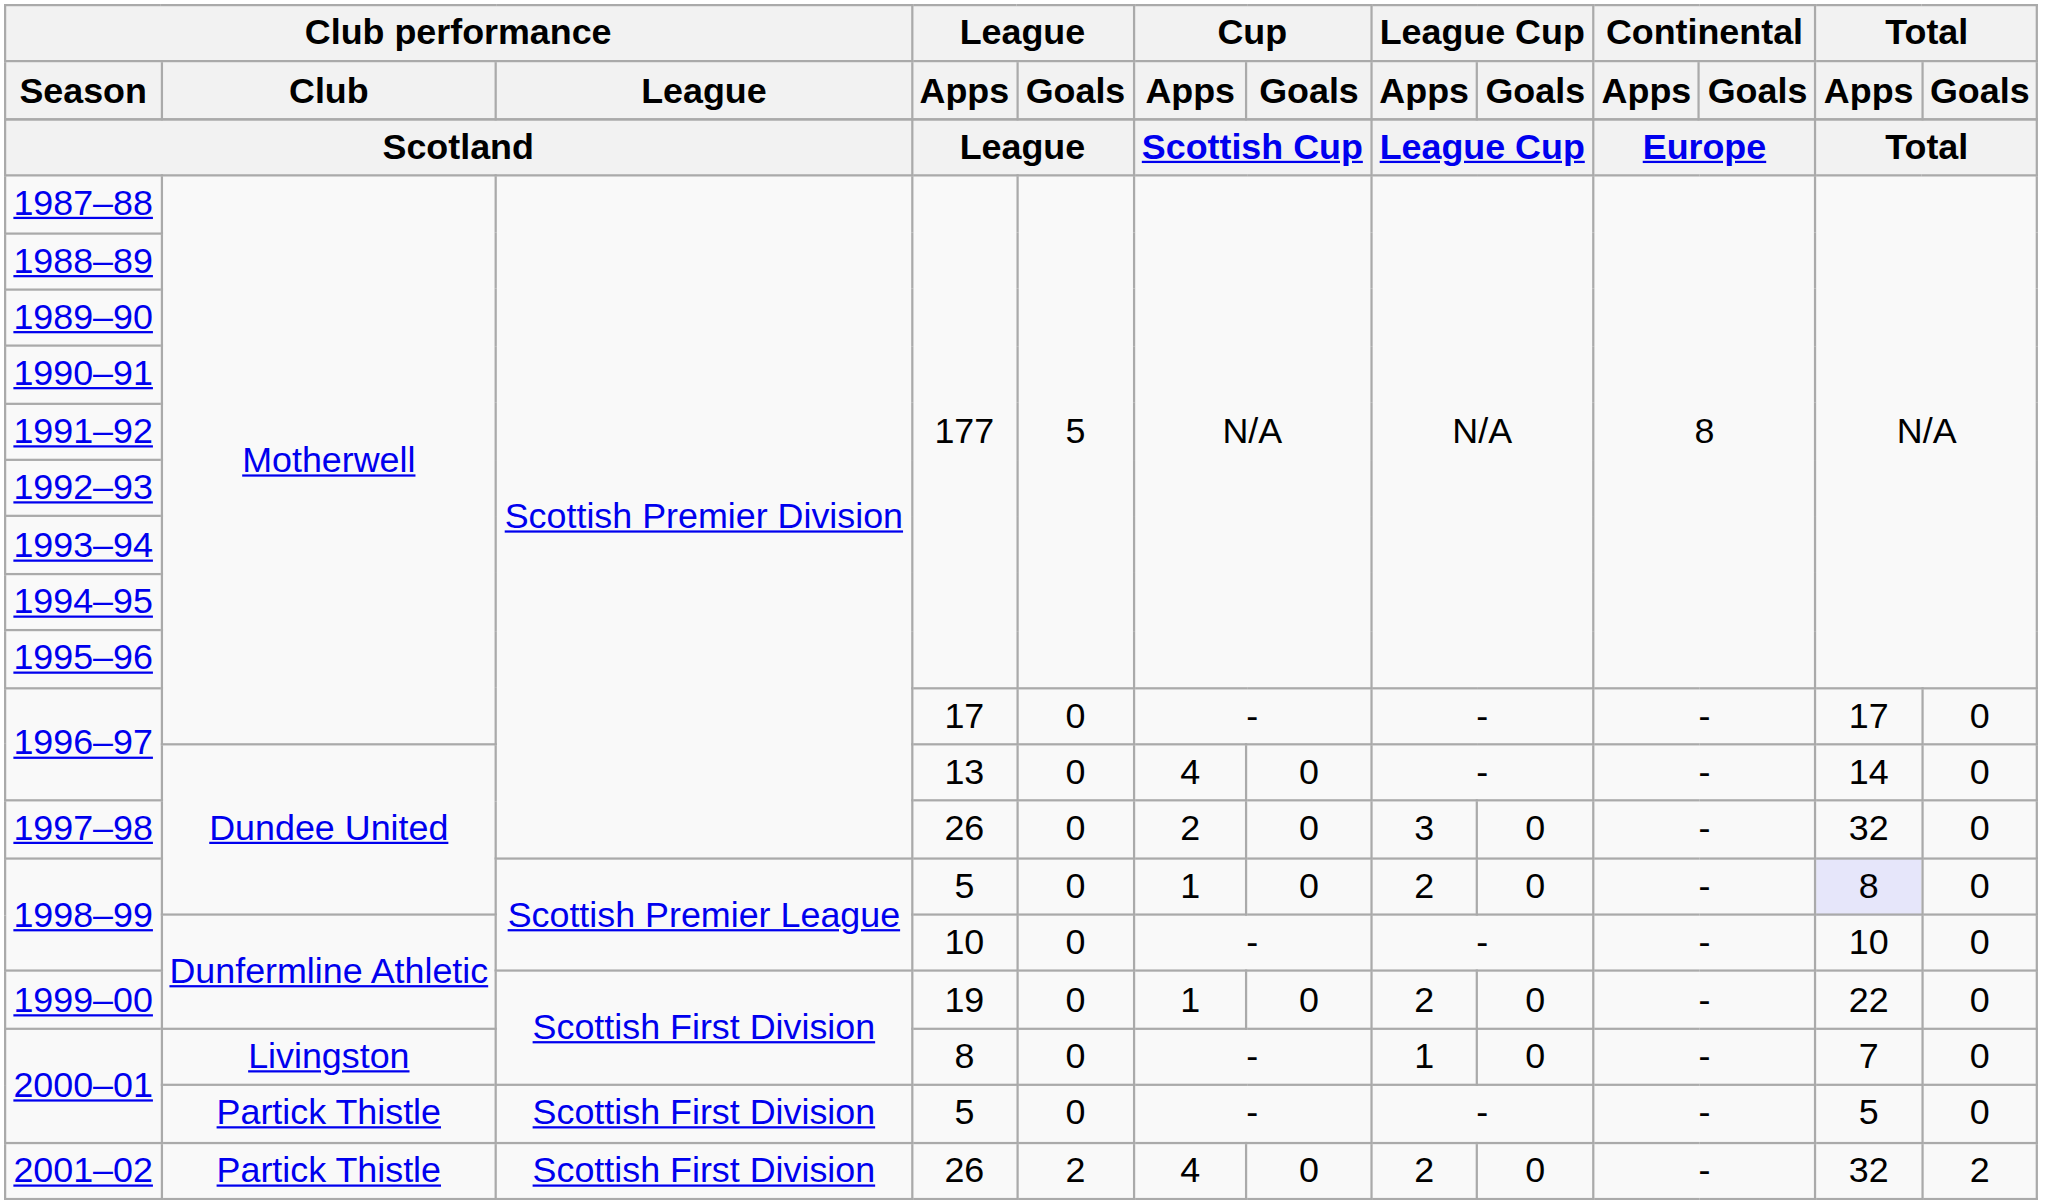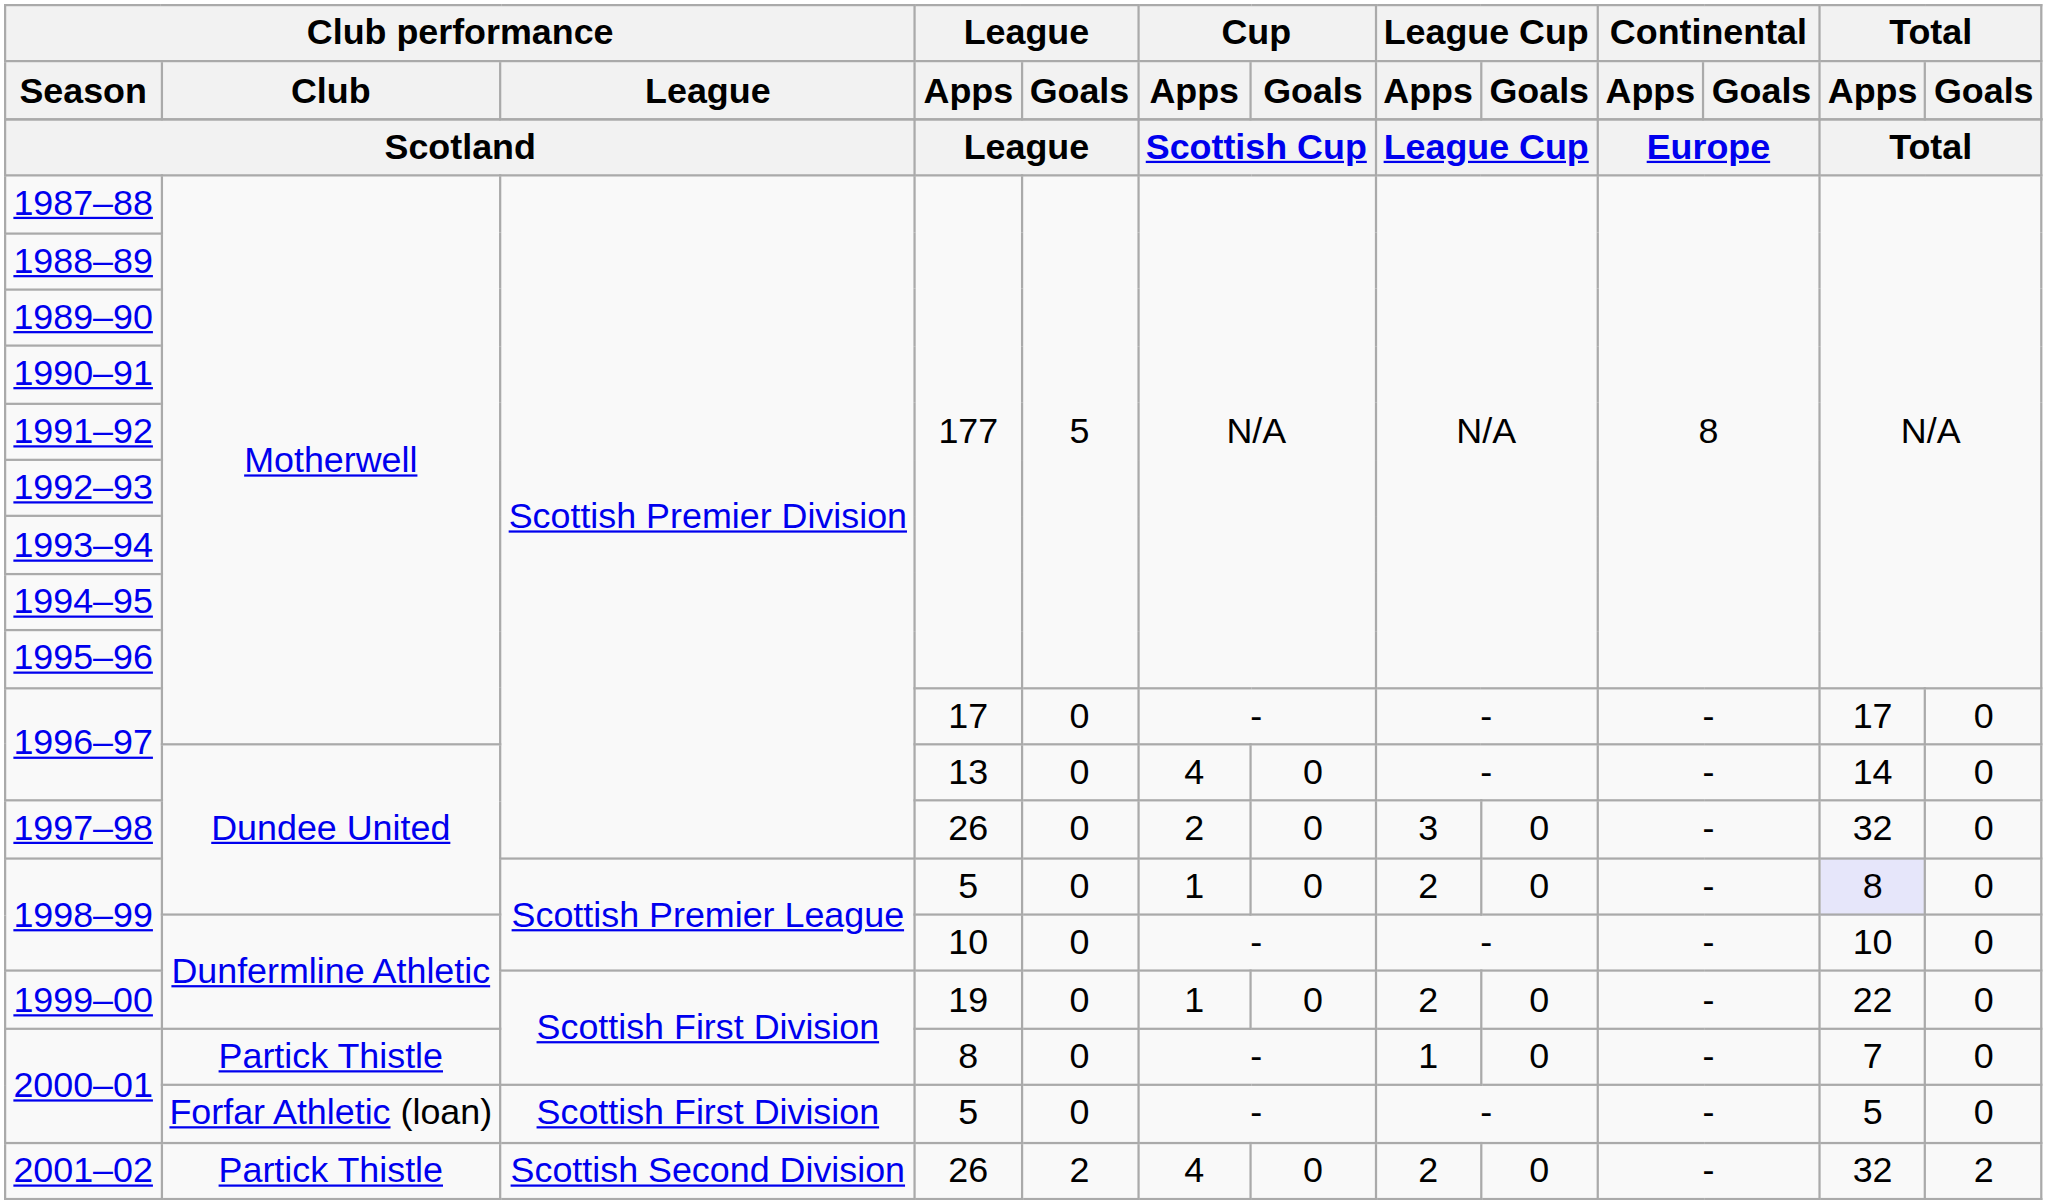(329, 1056) Livingston -> (331, 1056) Partick Thistle
(329, 1112) Partick Thistle -> (331, 1112) Forfar Athletic (loan)
(704, 1169) Scottish First Division -> (708, 1169) Scottish Second Division
